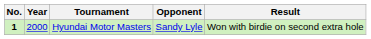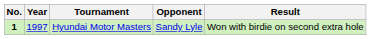(37, 27) 2000 -> (37, 27) 1997
